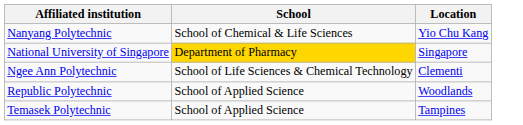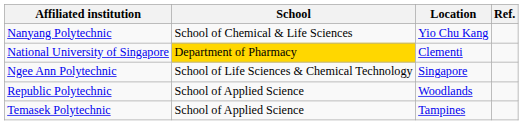+ column: (505, 14)
(443, 52) Singapore -> (440, 52) Clementi
(440, 71) Clementi -> (443, 71) Singapore
